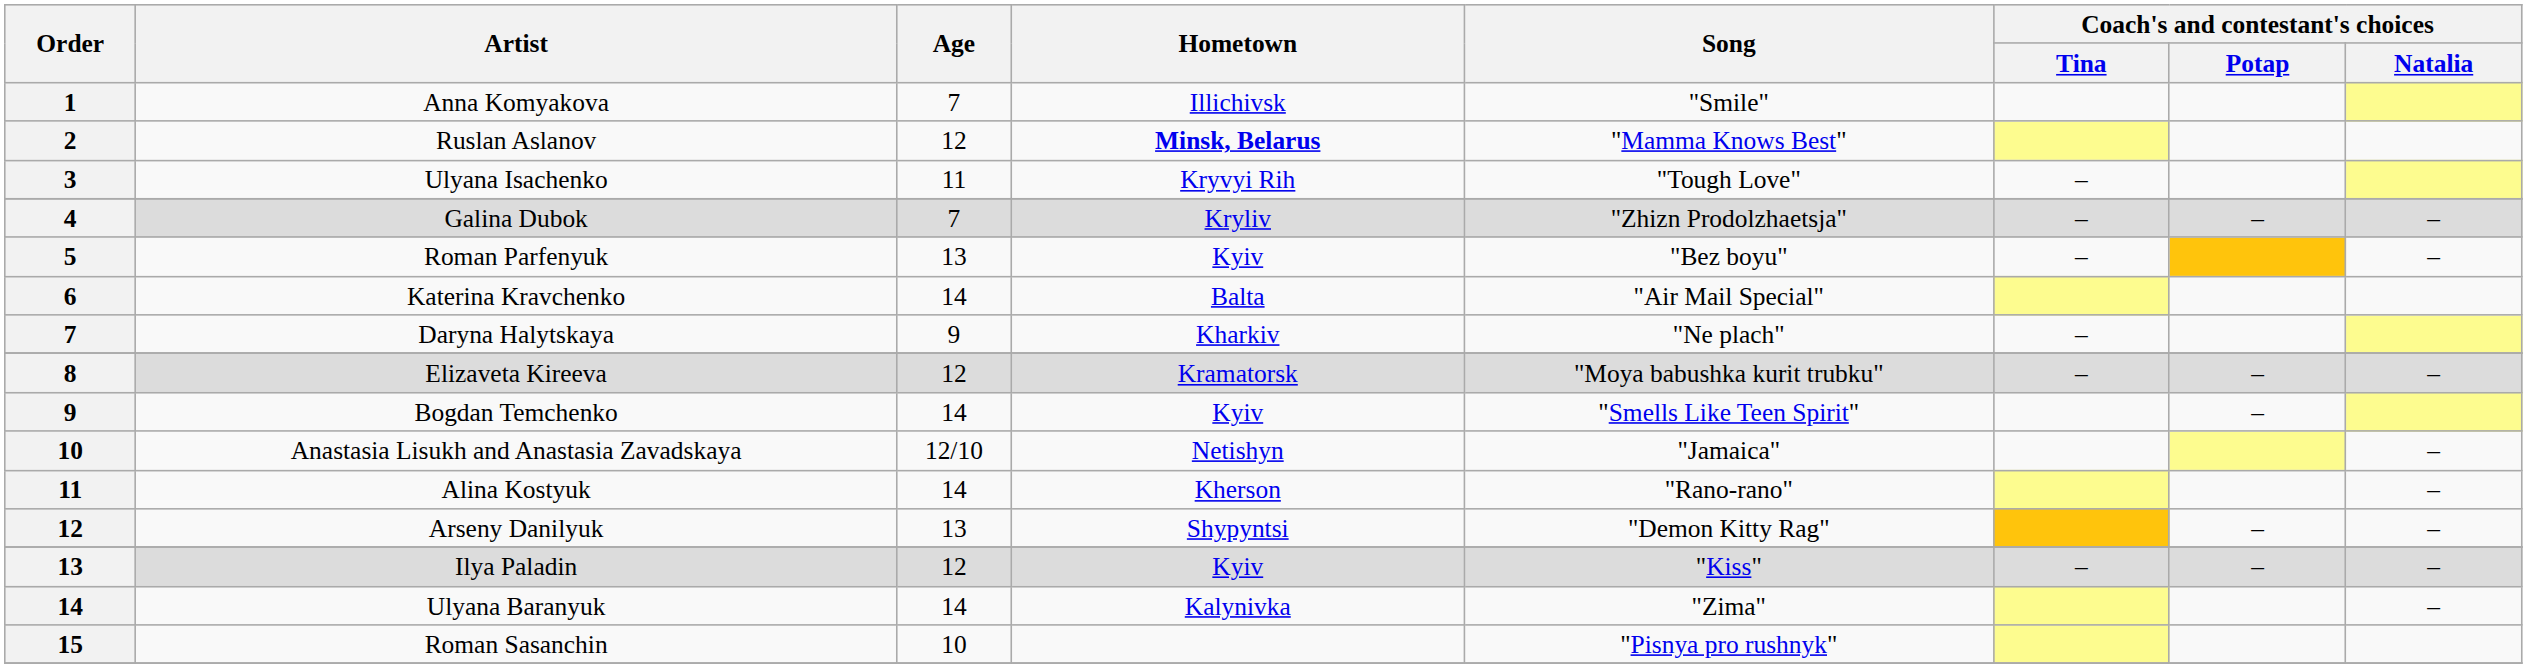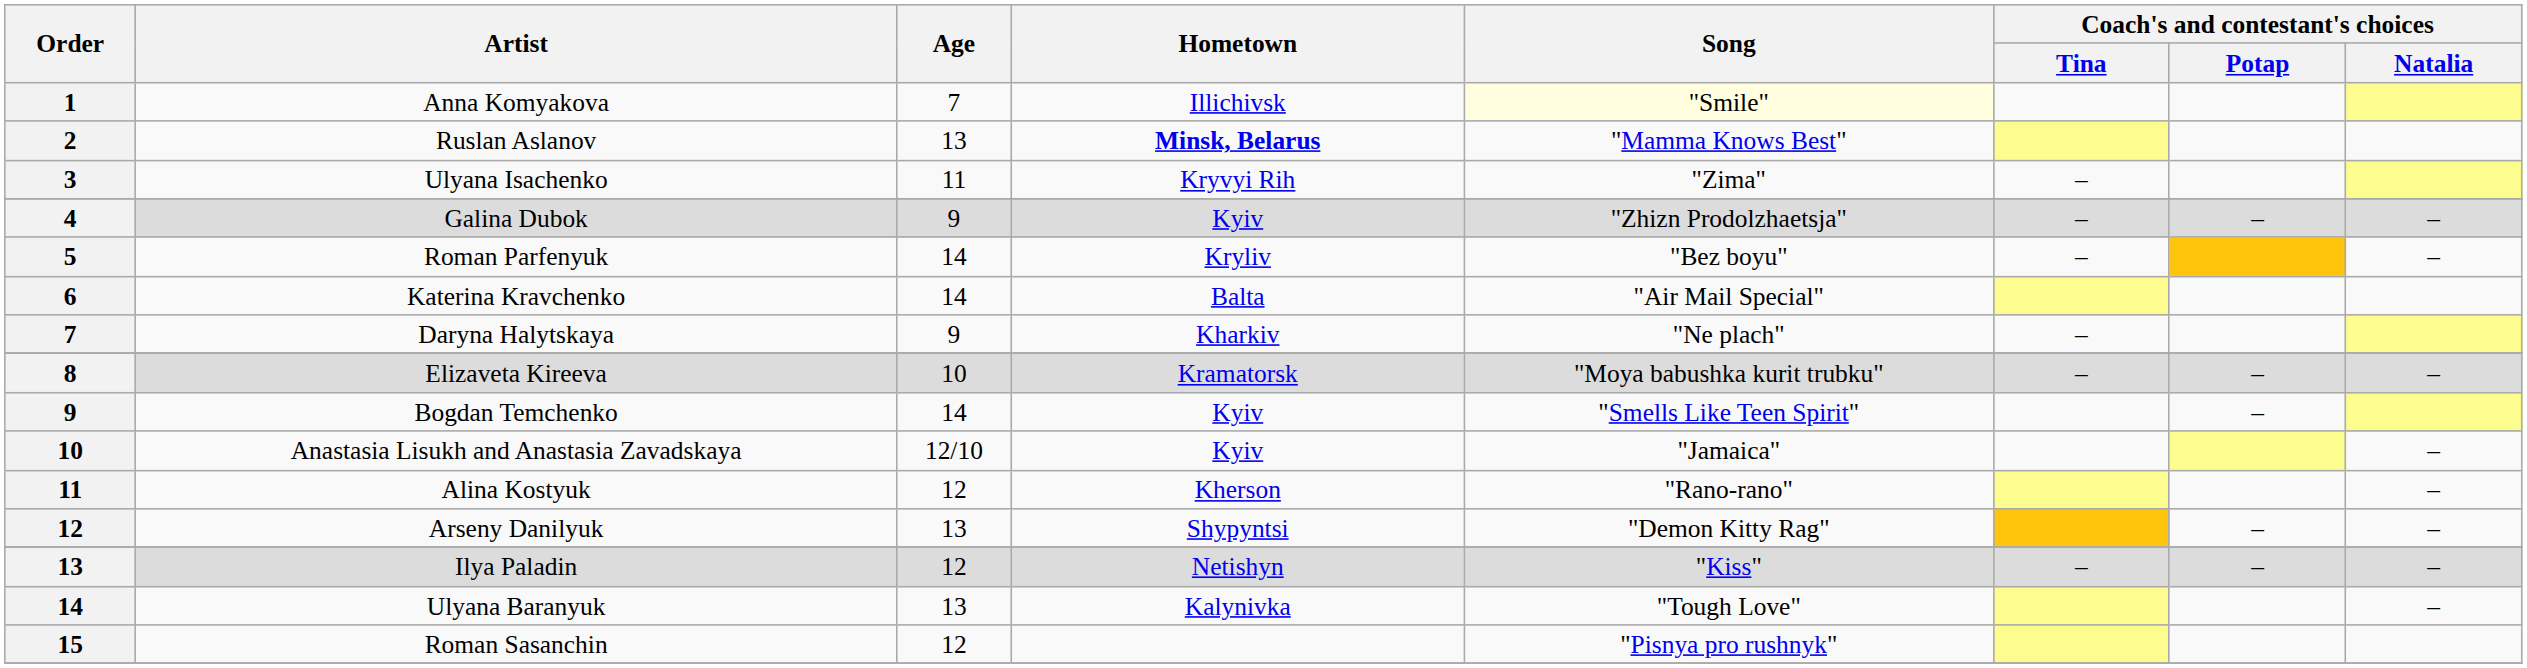(1729, 102) no background -> (1729, 102) lightyellow background
(954, 140) 12 -> (954, 140) 13
(1729, 179) "Tough Love" -> (1729, 179) "Zima"
(954, 218) 7 -> (954, 218) 9
(1238, 218) Kryliv -> (1238, 218) Kyiv
(954, 257) 13 -> (954, 257) 14
(1238, 257) Kyiv -> (1238, 257) Kryliv
(954, 373) 12 -> (954, 373) 10
(1238, 450) Netishyn -> (1238, 450) Kyiv
(954, 489) 14 -> (954, 489) 12
(1238, 567) Kyiv -> (1238, 567) Netishyn
(954, 606) 14 -> (954, 606) 13
(1729, 606) "Zima" -> (1729, 606) "Tough Love"
(954, 644) 10 -> (954, 644) 12
